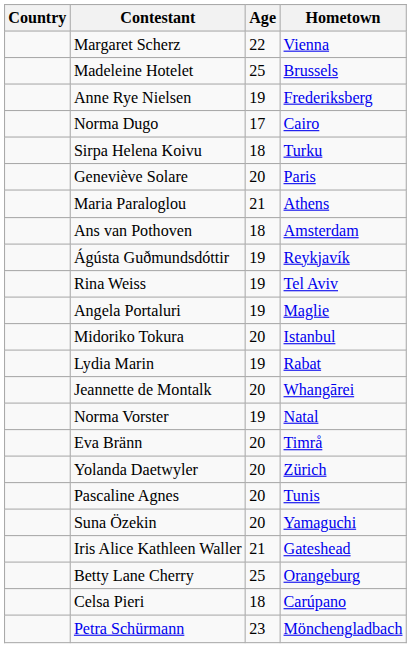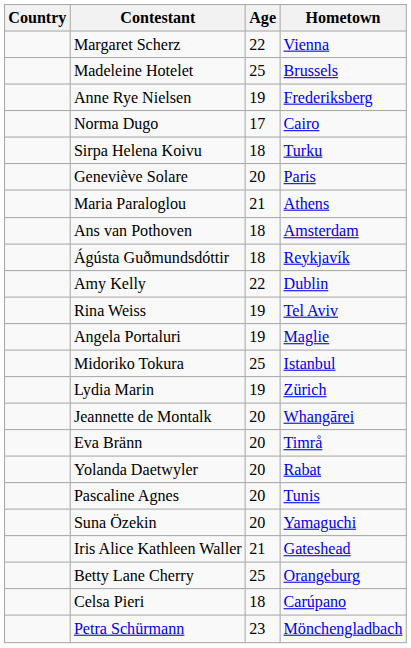(257, 257) 19 -> (257, 257) 18
+ row: (110, 283)
(257, 336) 20 -> (257, 363) 25
(302, 363) Rabat -> (305, 389) Zürich
- row: (121, 416)
(305, 469) Zürich -> (302, 469) Rabat
